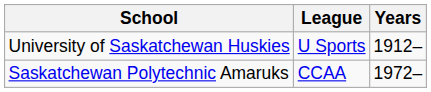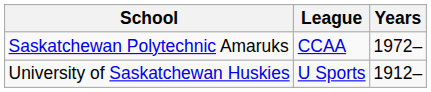rows swapped: (149, 73) <-> (149, 45)
